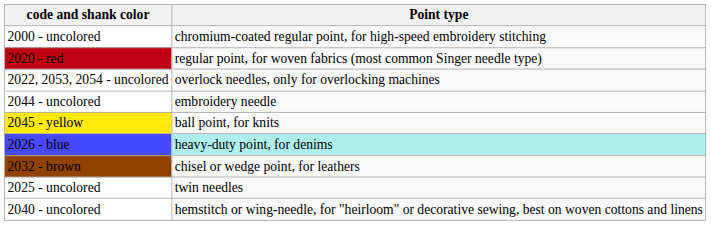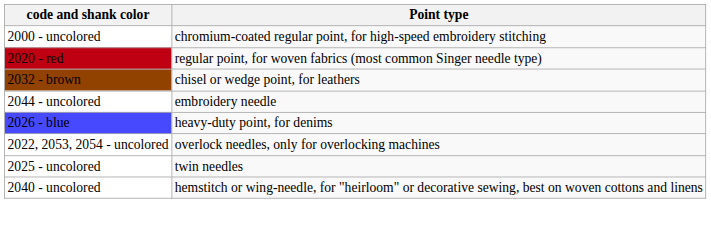rows swapped: (88, 79) <-> (44, 166)
- row: (45, 123)
(254, 144) paleturquoise background -> (254, 123) no background
